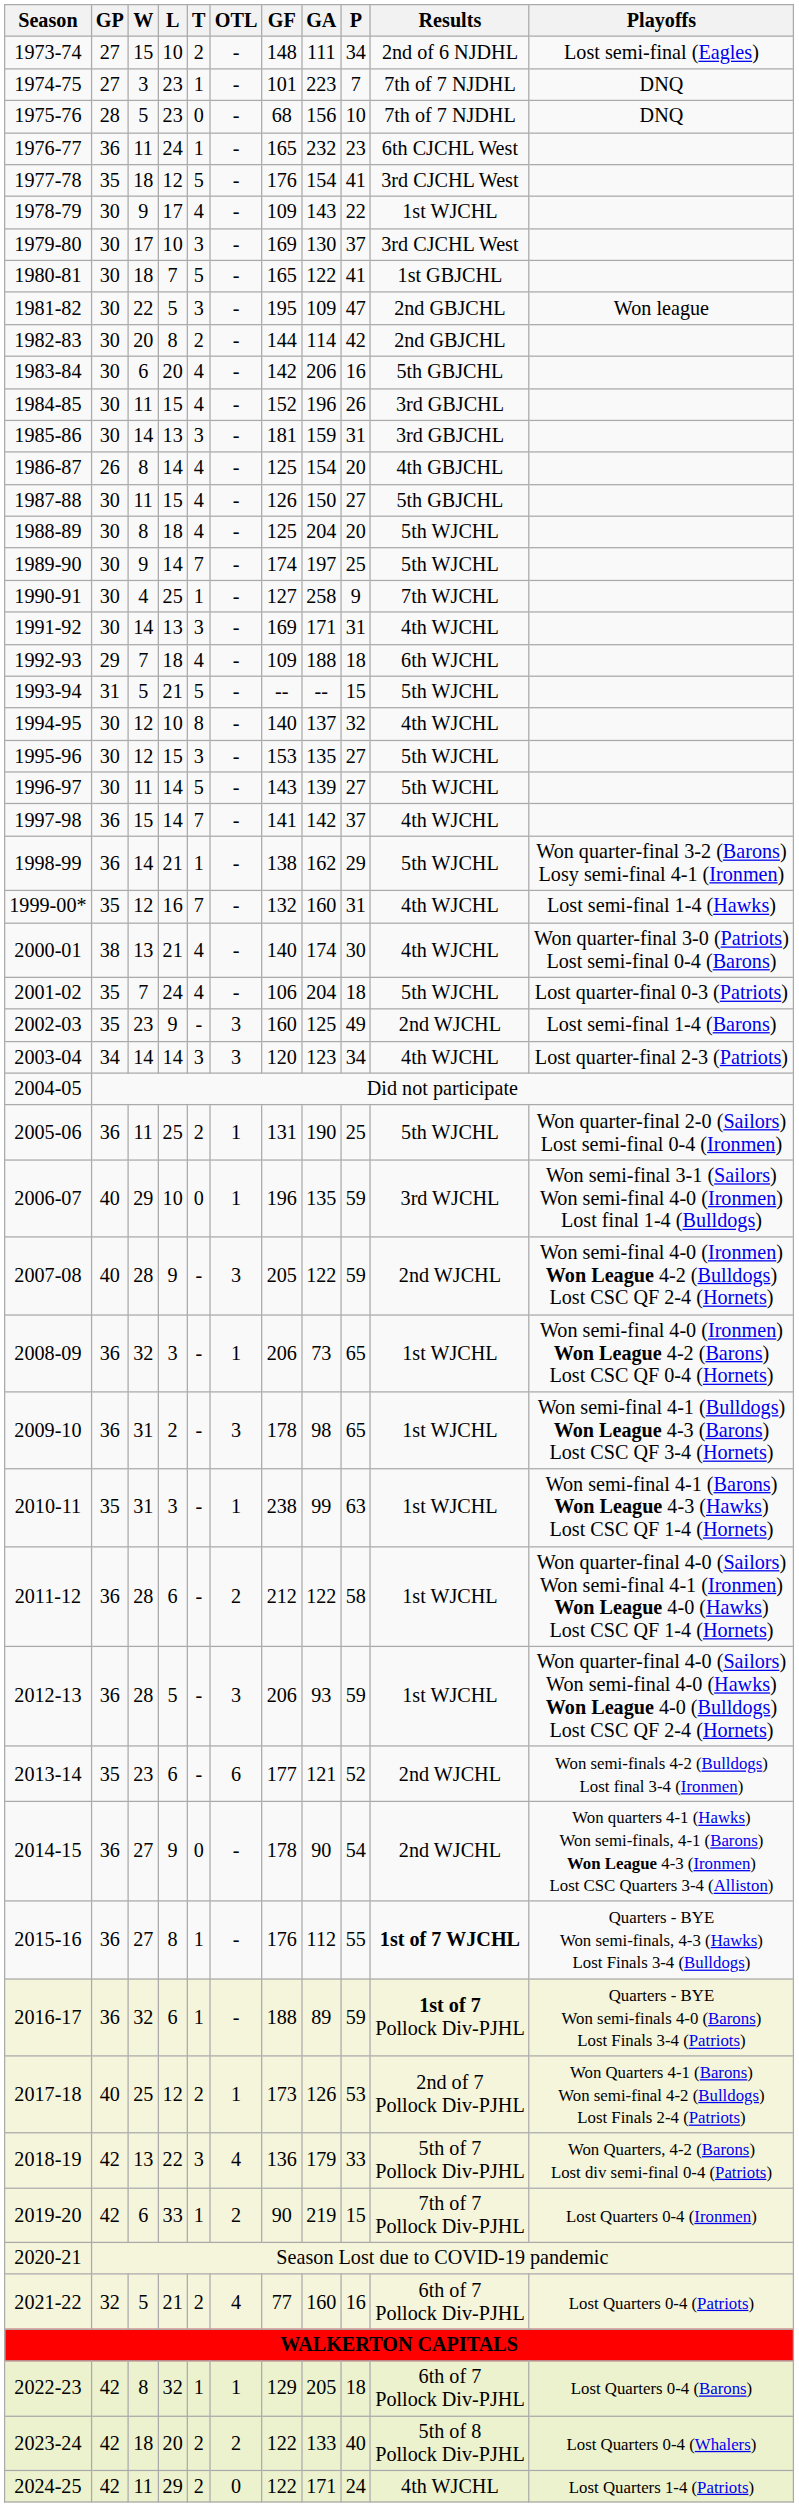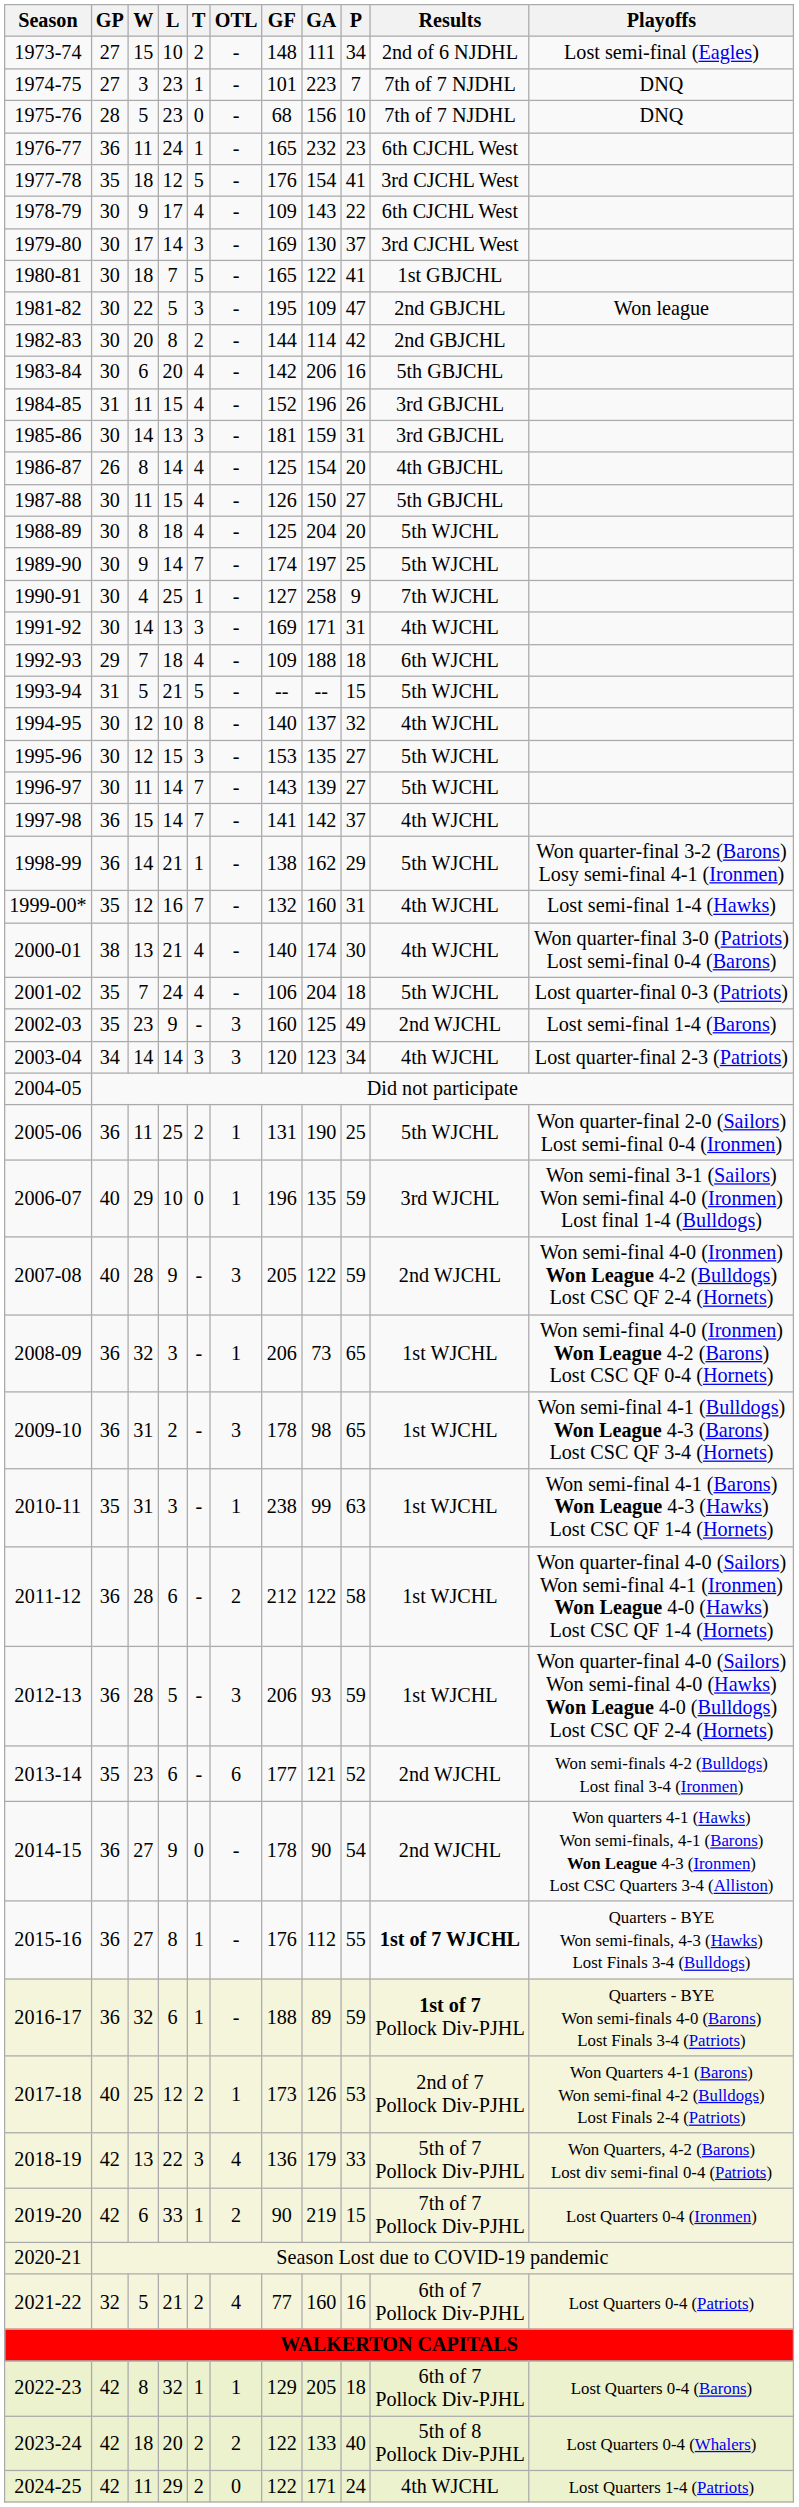(450, 212) 1st WJCHL -> (450, 212) 6th CJCHL West
(173, 244) 10 -> (173, 244) 14
(110, 404) 30 -> (110, 404) 31
(199, 787) 5 -> (199, 787) 7
